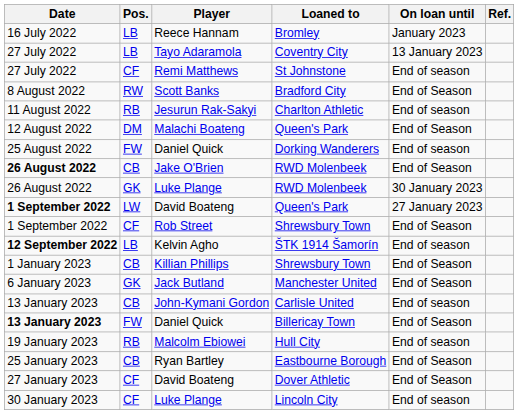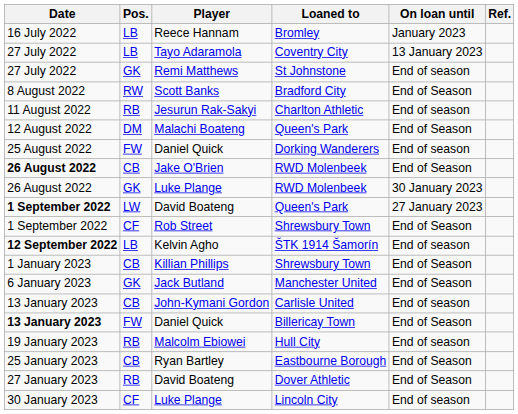(131, 71) CF -> (132, 71) GK
(131, 380) CF -> (131, 380) RB
